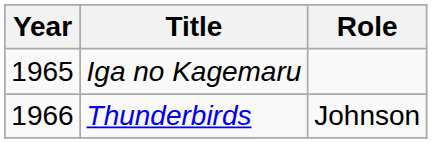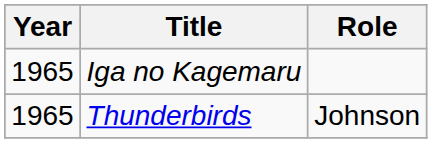(42, 115) 1966 -> (42, 115) 1965
